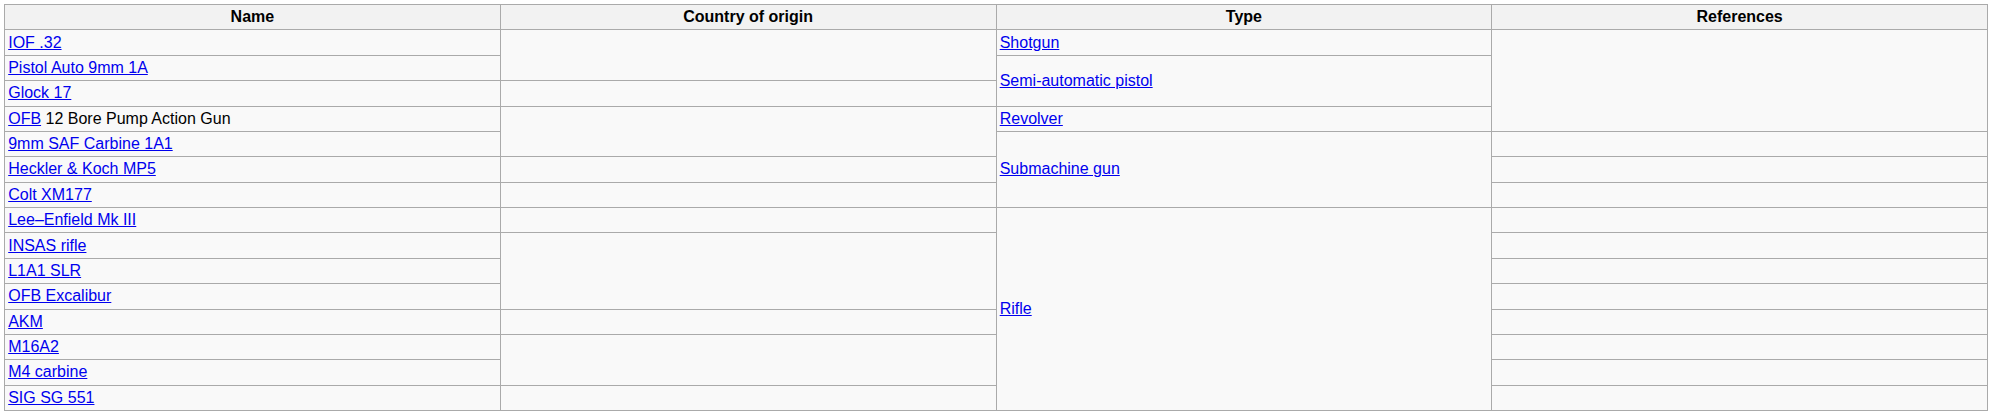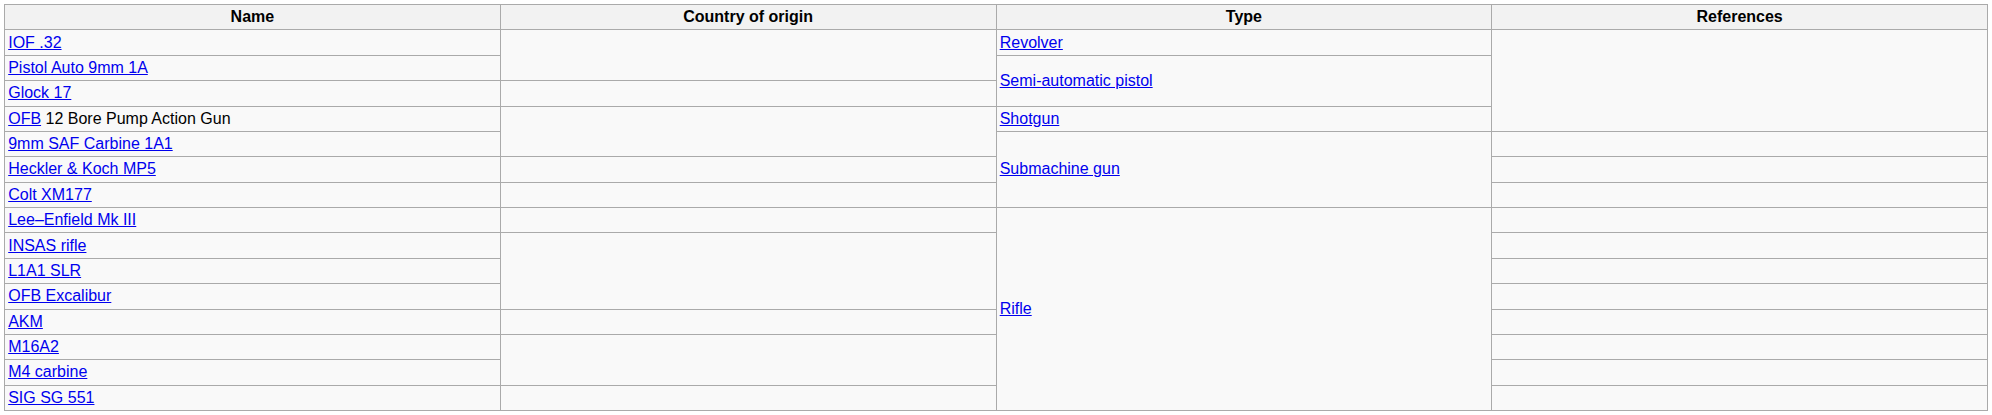(1029, 42) Shotgun -> (1031, 42) Revolver
(1031, 118) Revolver -> (1029, 118) Shotgun
